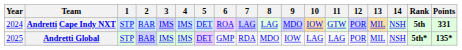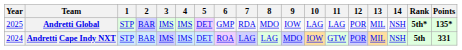rows swapped: (71, 24) <-> (71, 38)
